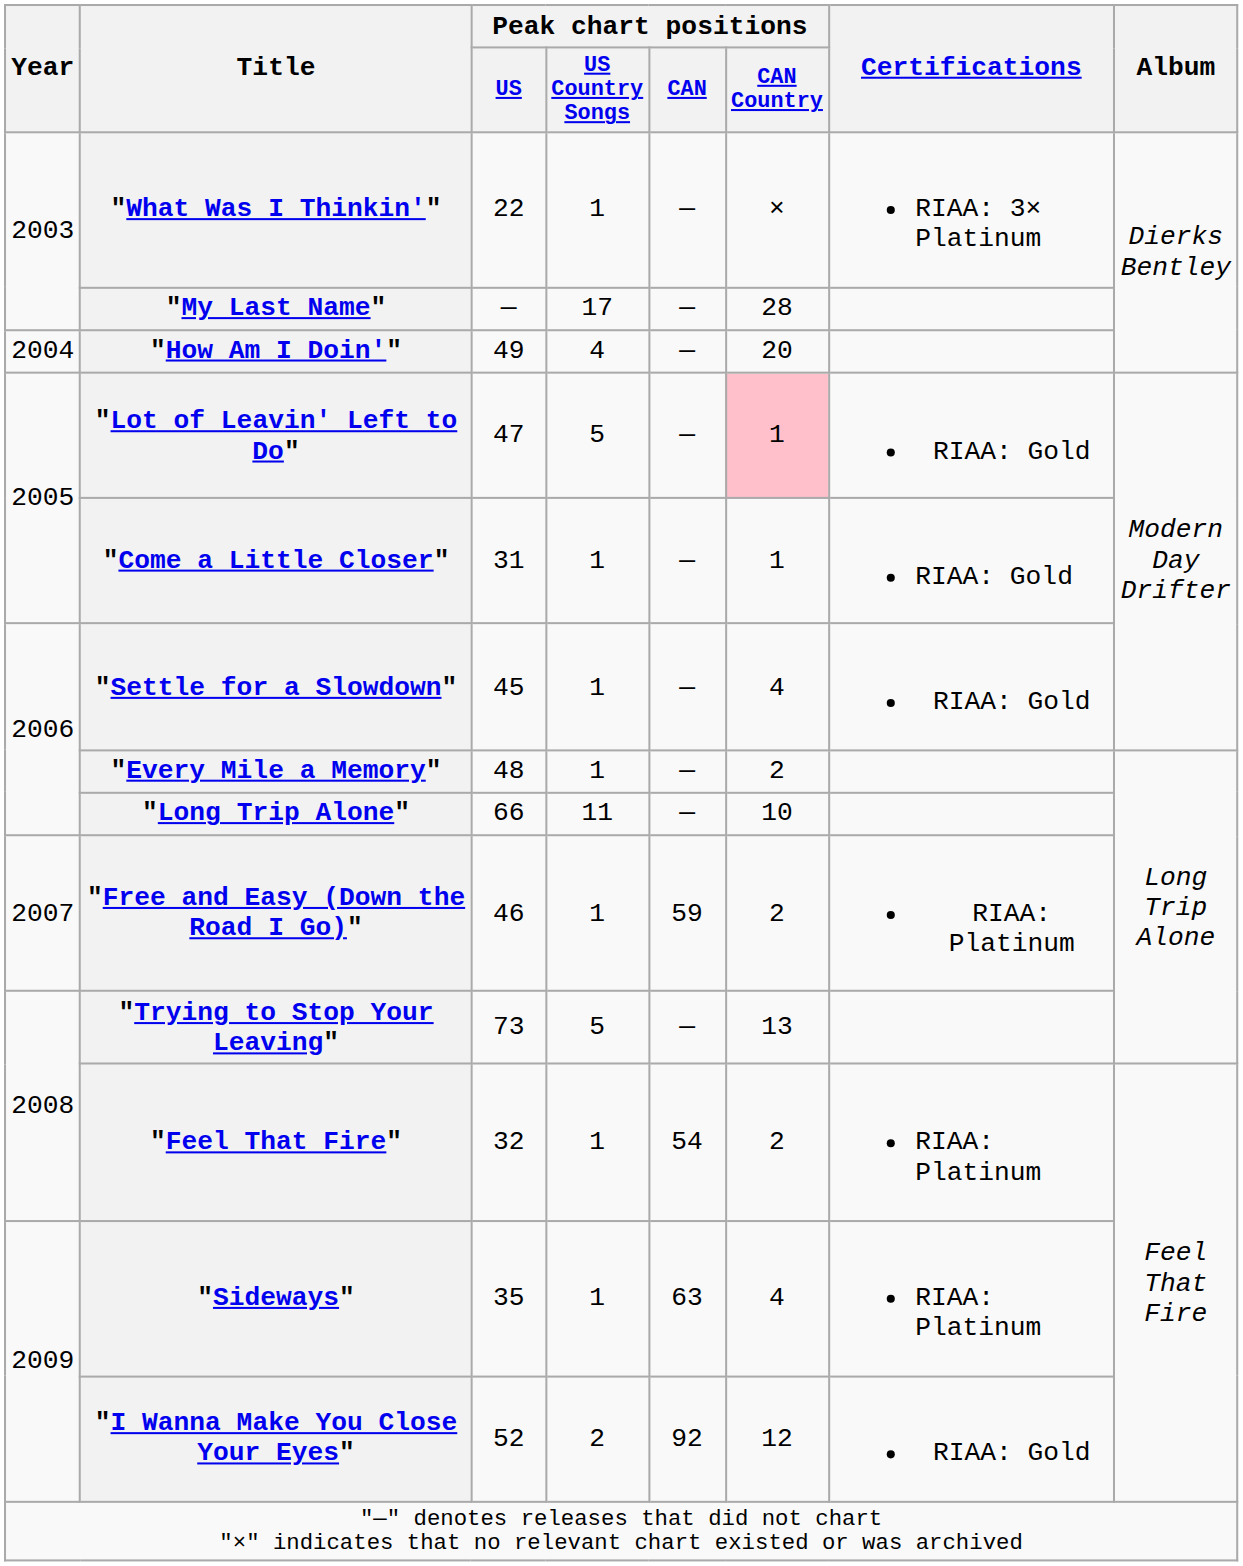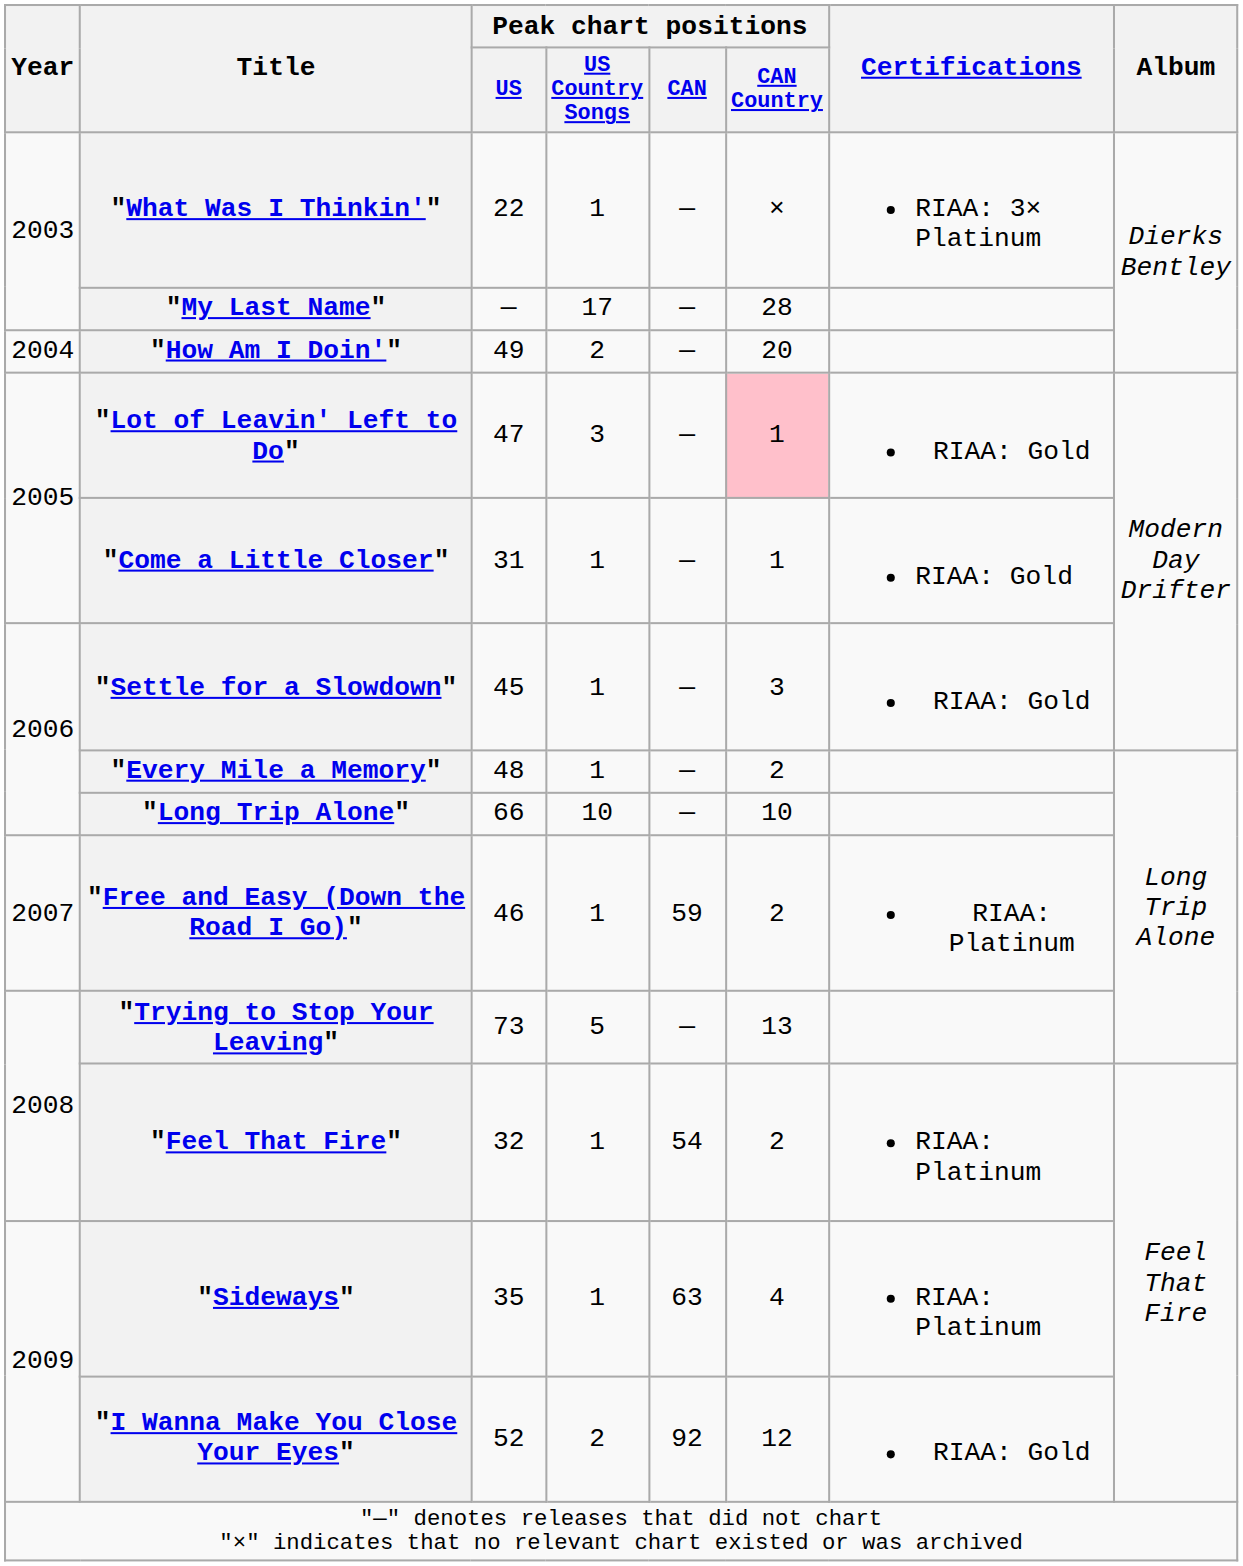(597, 351) 4 -> (597, 351) 2
(597, 436) 5 -> (597, 436) 3
(777, 687) 4 -> (777, 687) 3
(597, 814) 11 -> (597, 814) 10
